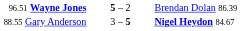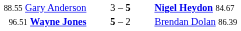rows swapped: (48, 8) <-> (45, 22)
